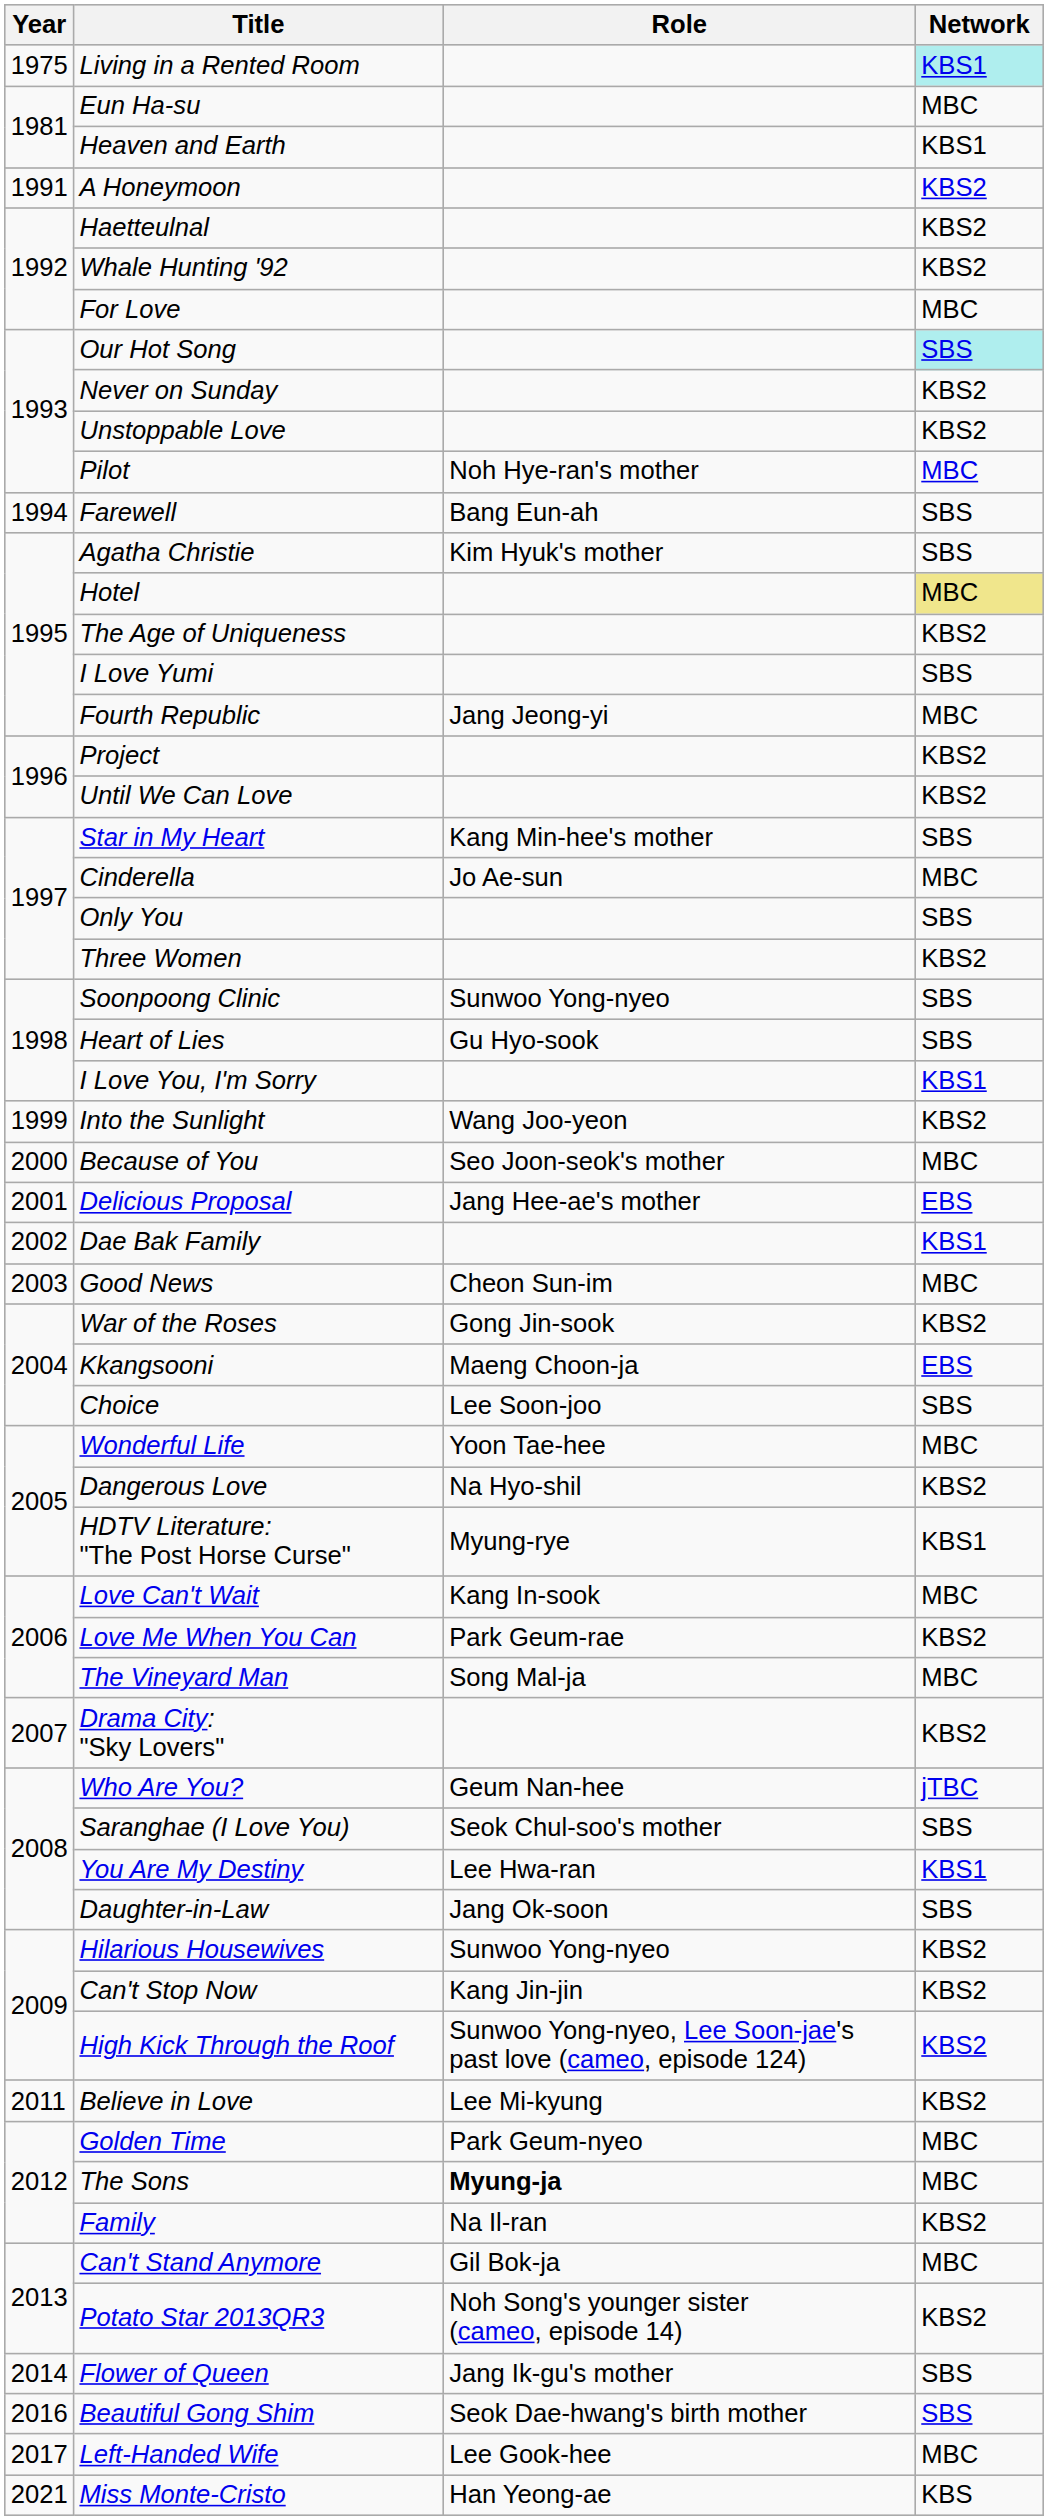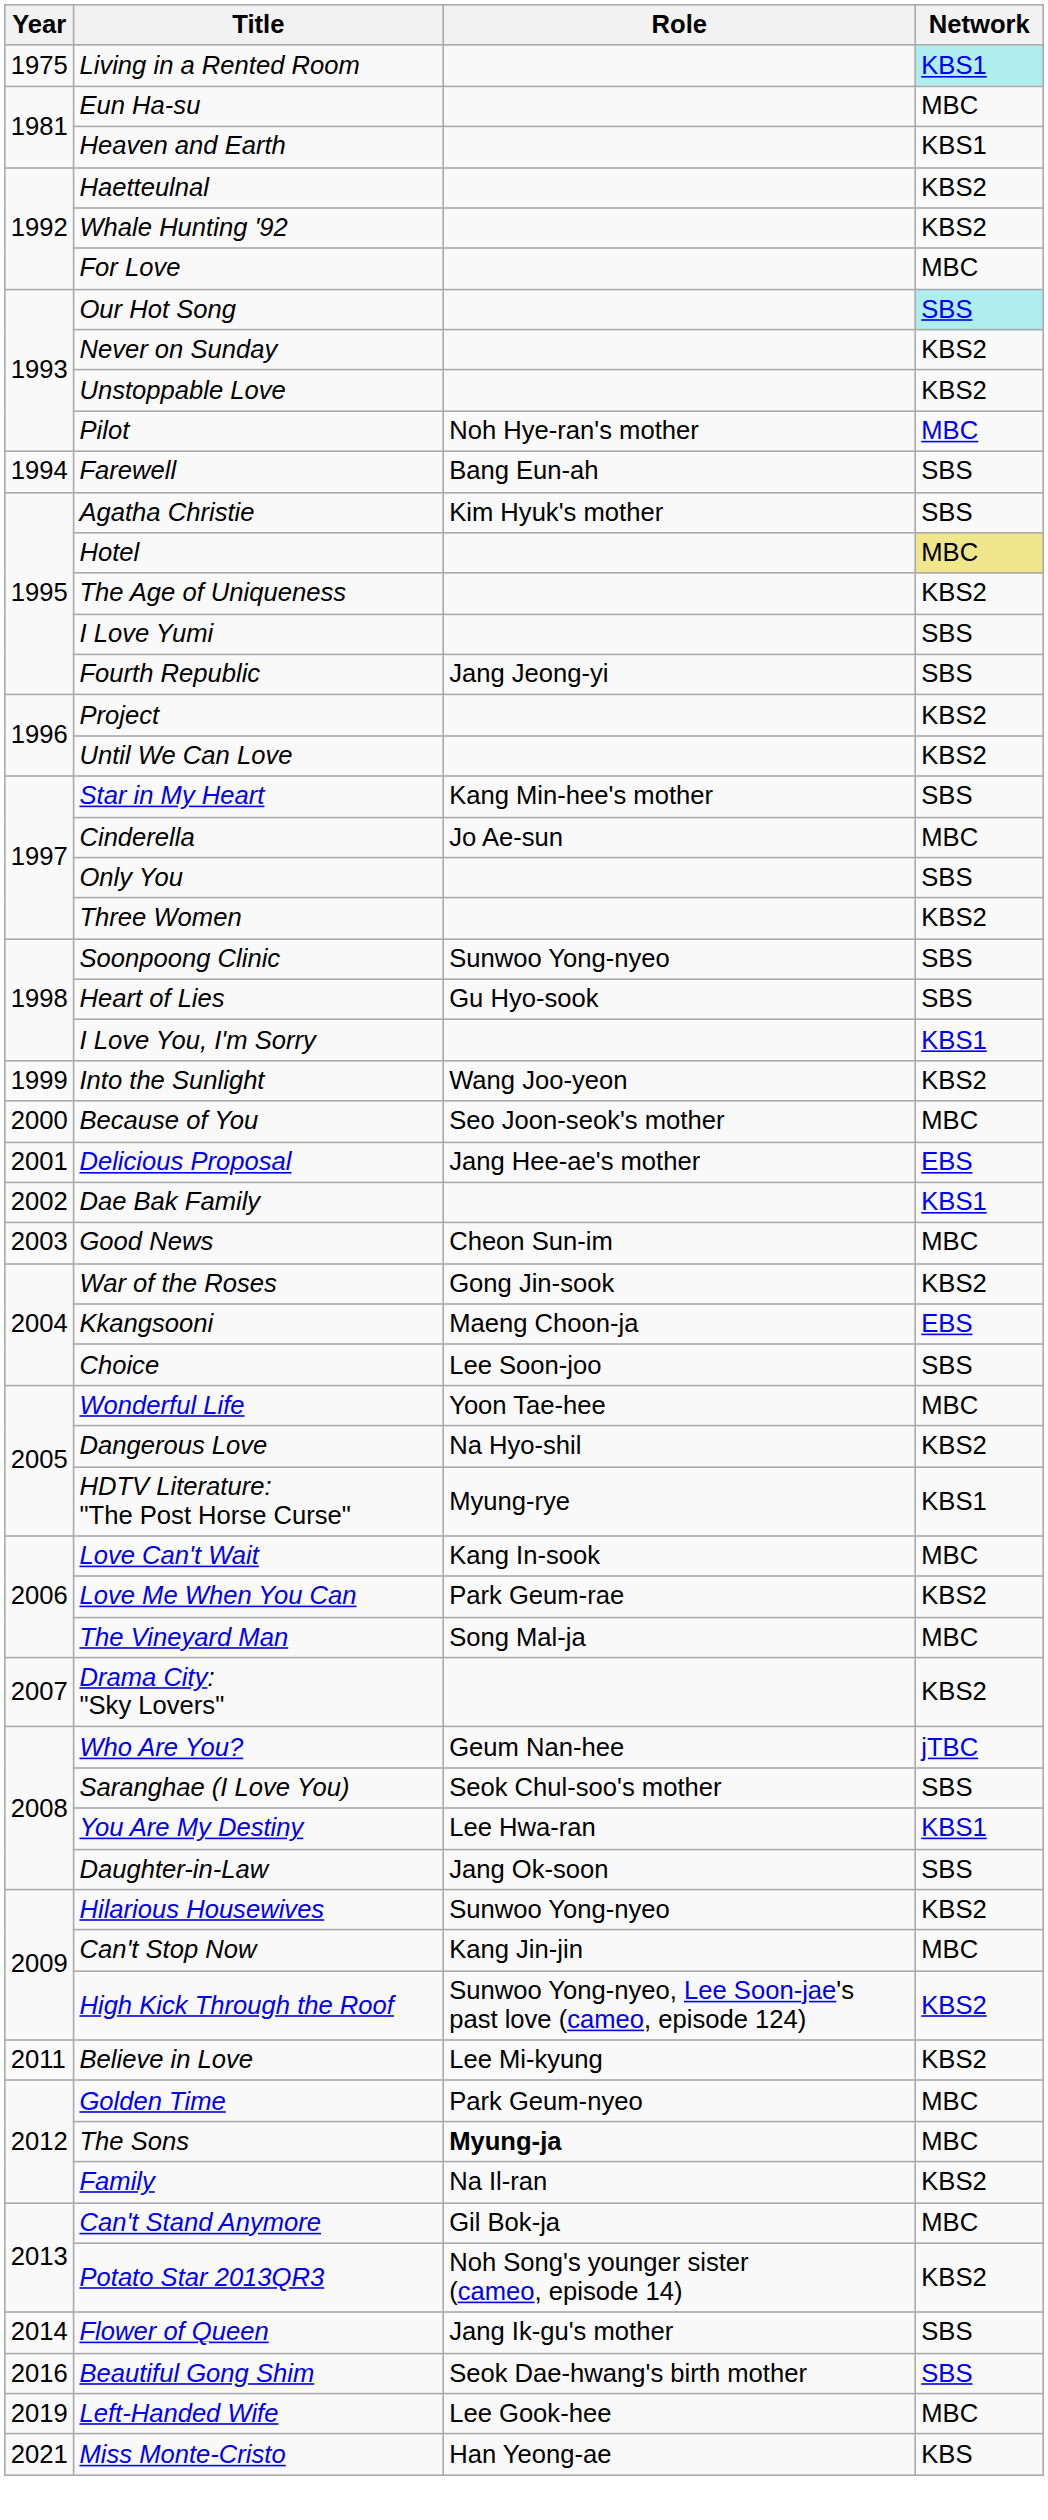- row: (160, 187)
(950, 715) MBC -> (947, 674) SBS
(954, 1990) KBS2 -> (950, 1950) MBC
(39, 2454) 2017 -> (39, 2413) 2019
